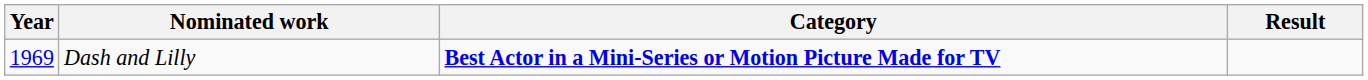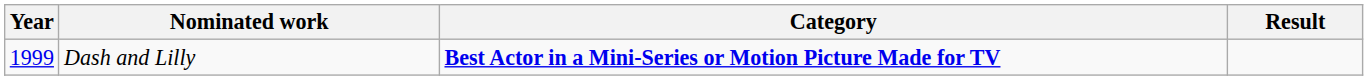(32, 57) 1969 -> (32, 57) 1999
